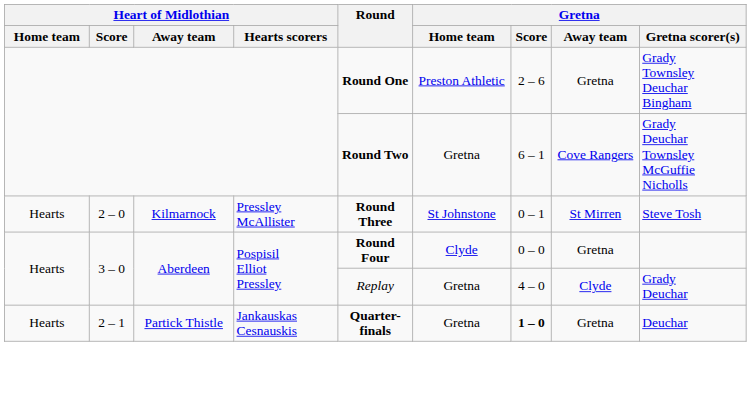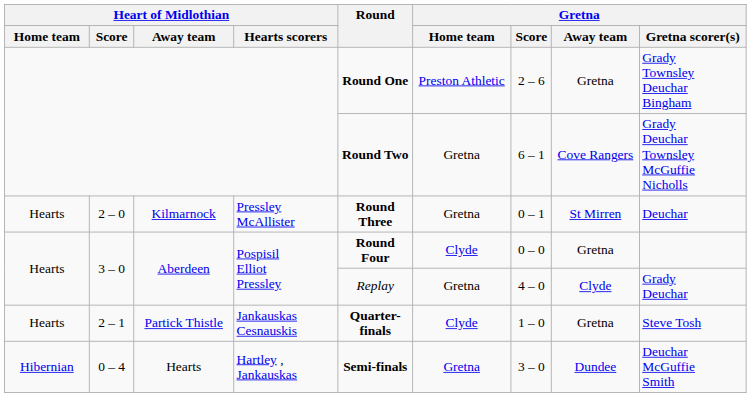(462, 213) St Johnstone -> (462, 213) Gretna
(672, 213) Steve Tosh -> (665, 213) Deuchar
(462, 323) Gretna -> (462, 323) Clyde
(531, 323) bold -> (531, 323) normal
(665, 323) Deuchar -> (672, 323) Steve Tosh
+ row: (112, 367)
